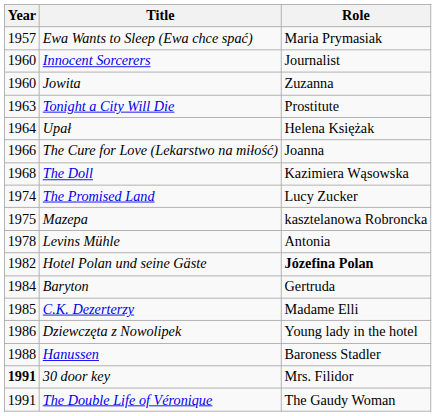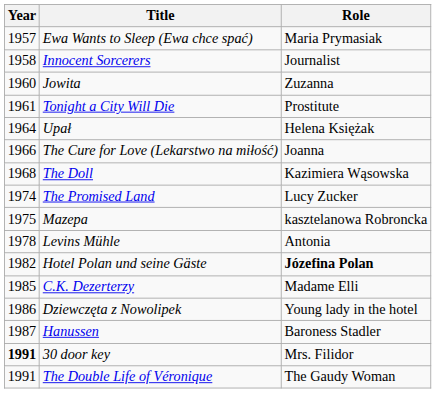(22, 60) 1960 -> (22, 60) 1958
(22, 106) 1963 -> (22, 106) 1961
- row: (66, 286)
(22, 354) 1988 -> (22, 331) 1987
